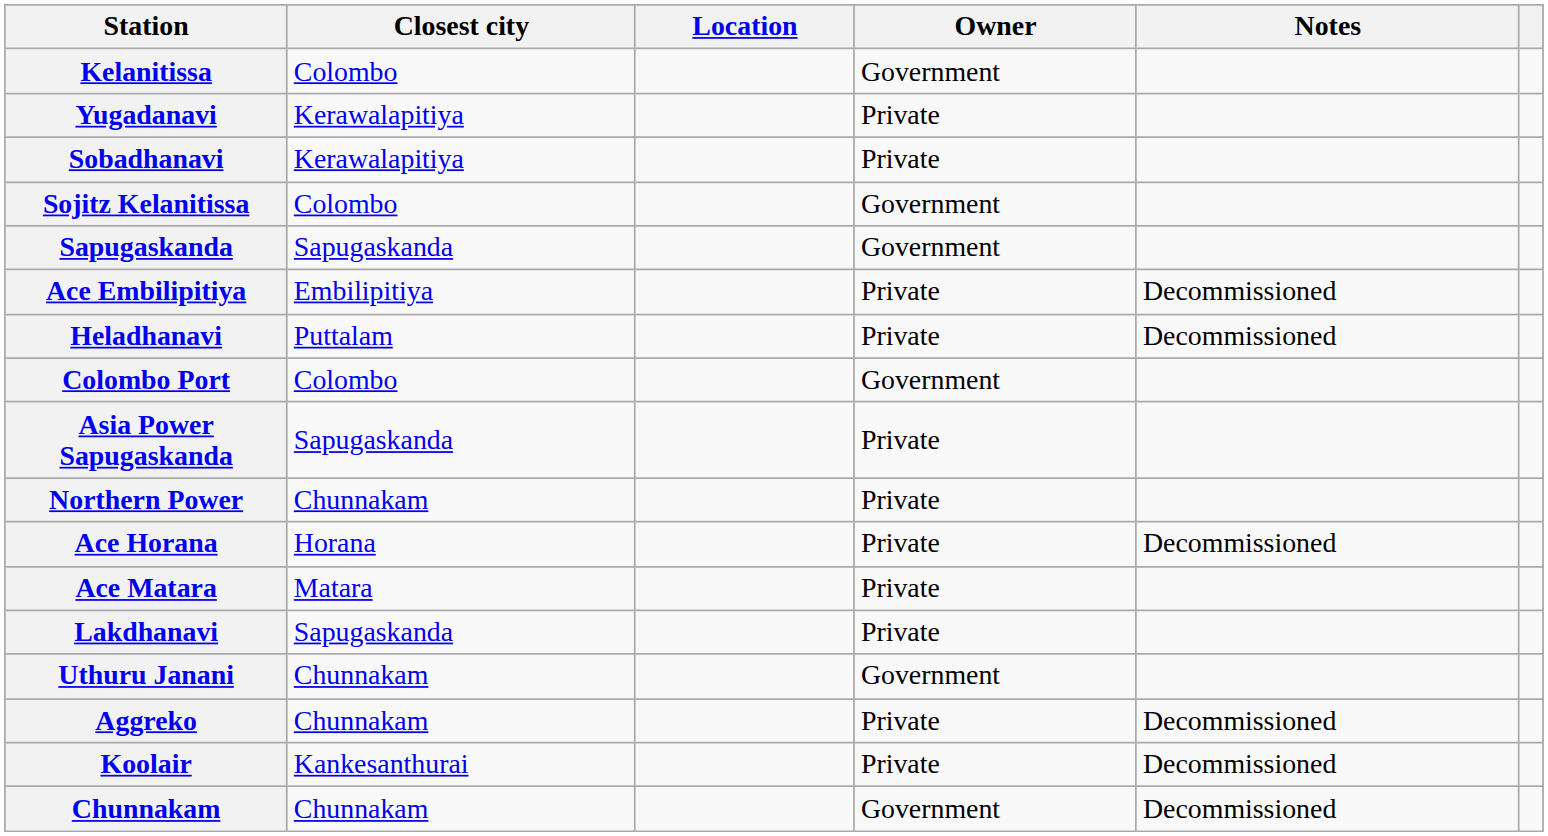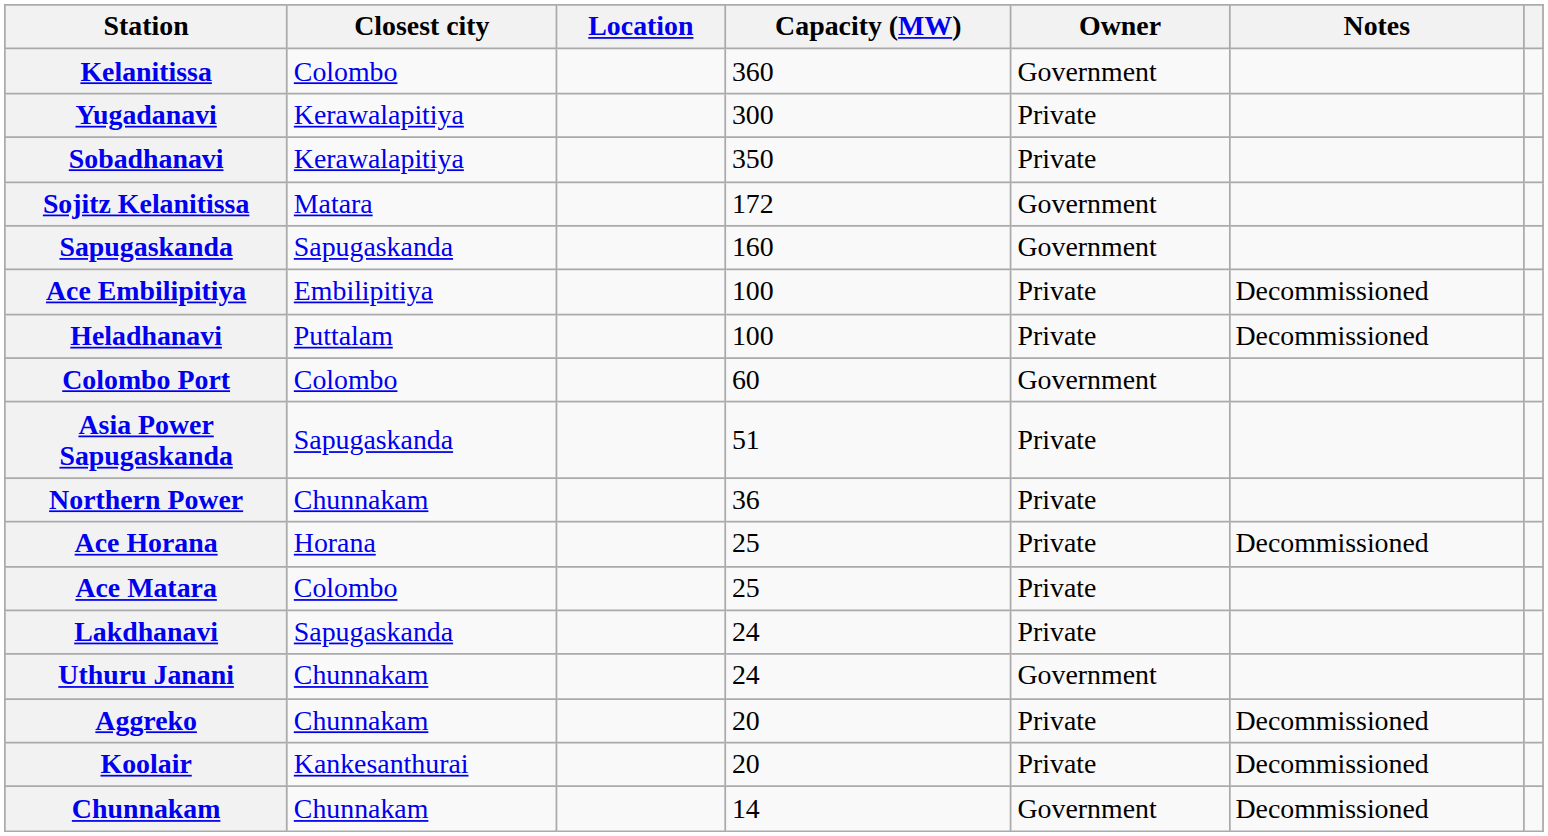+ column: (868, 26)
(346, 203) Colombo -> (333, 203) Matara
(333, 587) Matara -> (346, 587) Colombo
